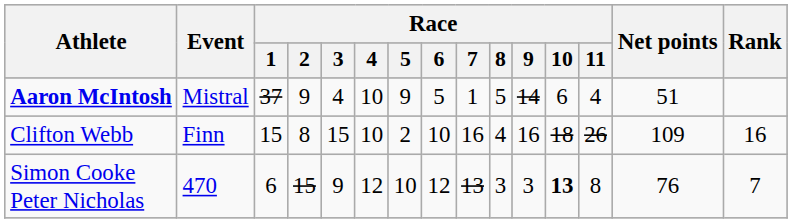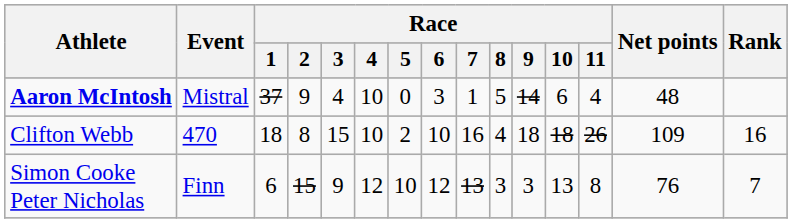(405, 97) 9 -> (405, 97) 0
(439, 97) 5 -> (439, 97) 3
(668, 97) 51 -> (668, 97) 48
(204, 135) Finn -> (200, 135) 470
(271, 135) 15 -> (271, 135) 18
(528, 135) 16 -> (528, 135) 18
(200, 186) 470 -> (204, 186) Finn
(562, 186) bold -> (562, 186) normal
